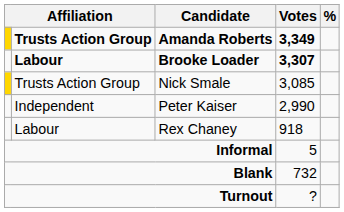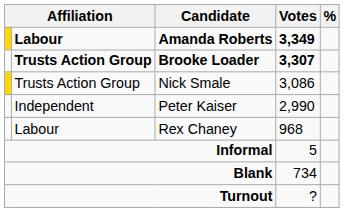(83, 39) Trusts Action Group -> (39, 39) Labour
(39, 61) Labour -> (83, 61) Trusts Action Group
(297, 84) 3,085 -> (297, 84) 3,086
(291, 129) 918 -> (291, 129) 968
(305, 174) 732 -> (305, 174) 734
